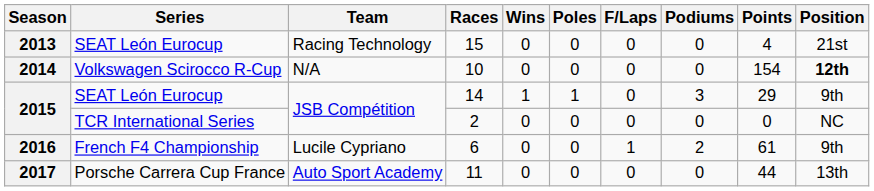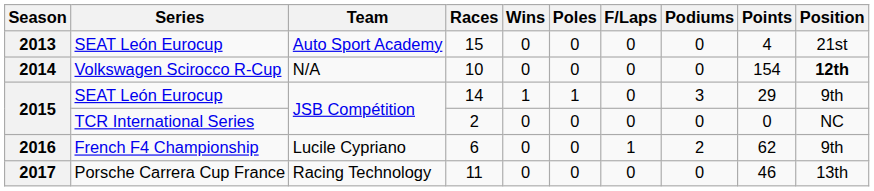(362, 44) Racing Technology -> (368, 44) Auto Sport Academy
(767, 148) 61 -> (767, 148) 62
(368, 174) Auto Sport Academy -> (362, 174) Racing Technology
(767, 174) 44 -> (767, 174) 46
